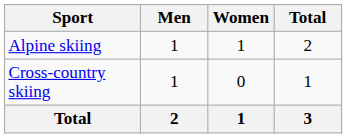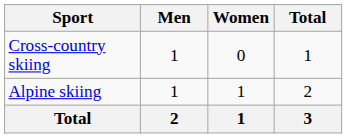rows swapped: (55, 45) <-> (57, 82)
